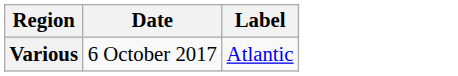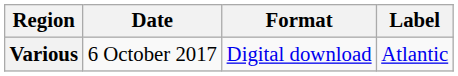+ column: (299, 20)
